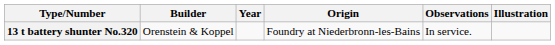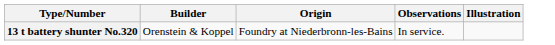- column: (250, 13)
